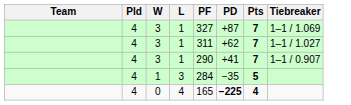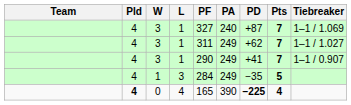+ column: (228, 12)
(134, 92) normal -> (134, 92) bold
